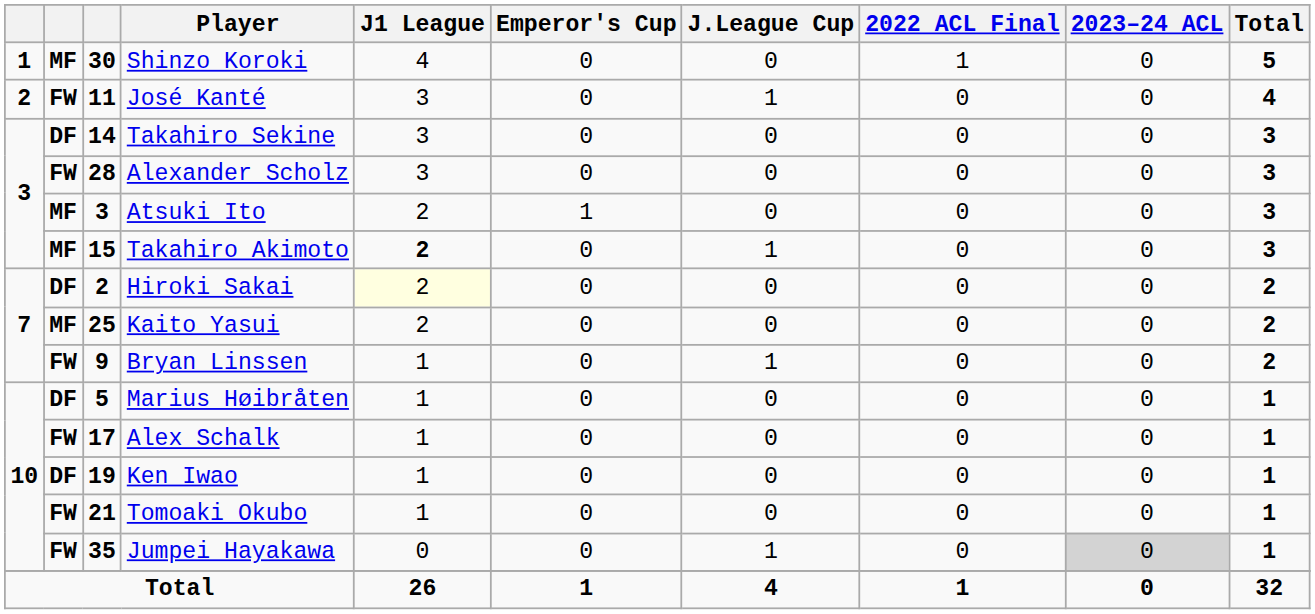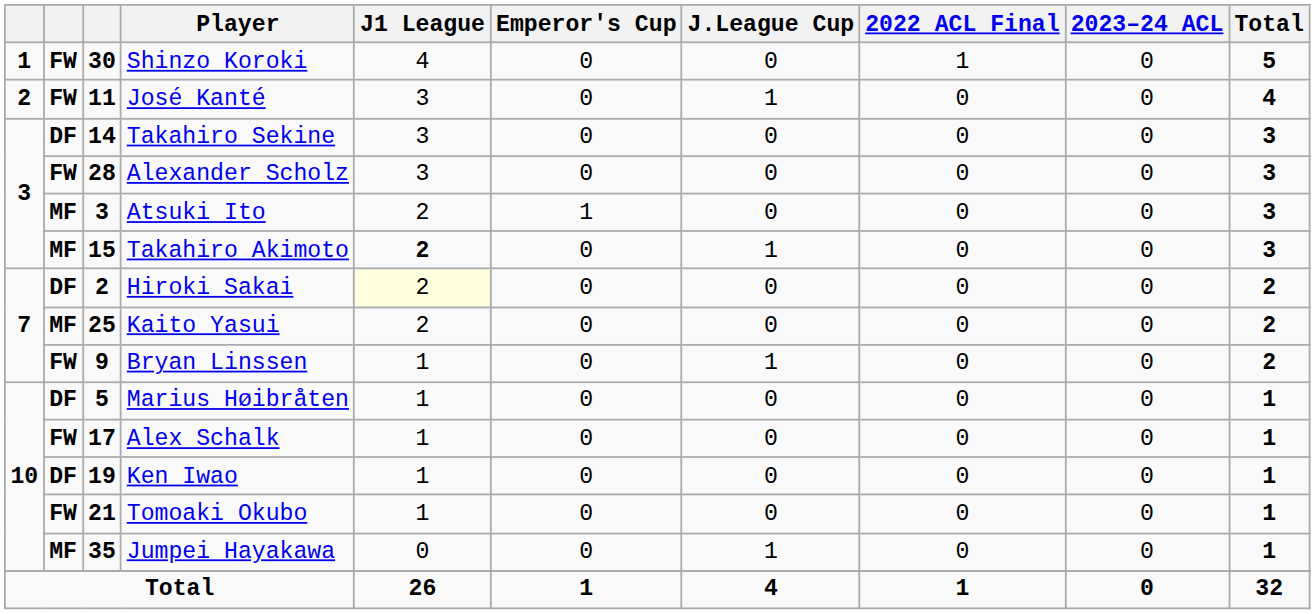(63, 61) MF -> (63, 61) FW
(63, 552) FW -> (63, 552) MF
(1147, 552) lightgrey background -> (1147, 552) no background
